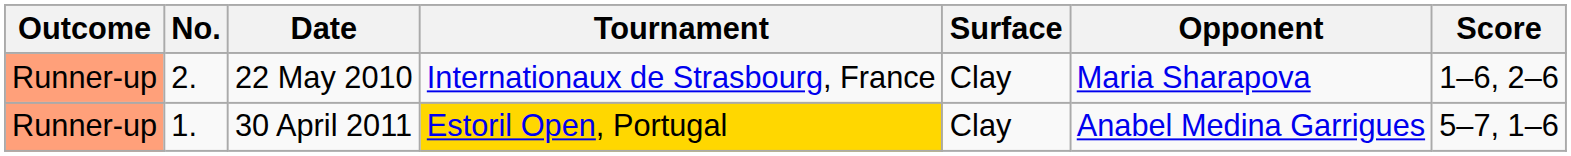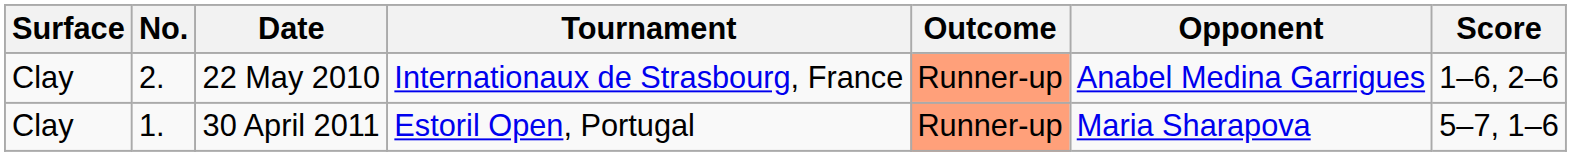columns swapped: (85, 28) <-> (1006, 28)
(1194, 77) Maria Sharapova -> (1251, 77) Anabel Medina Garrigues
(577, 126) gold background -> (545, 126) no background
(1251, 126) Anabel Medina Garrigues -> (1194, 126) Maria Sharapova
